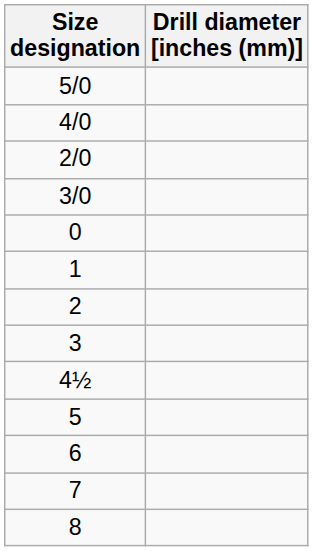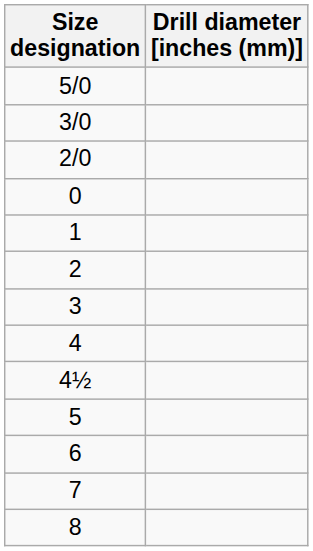- row: (75, 122)
rows swapped: (75, 196) <-> (75, 159)
+ row: (75, 343)
